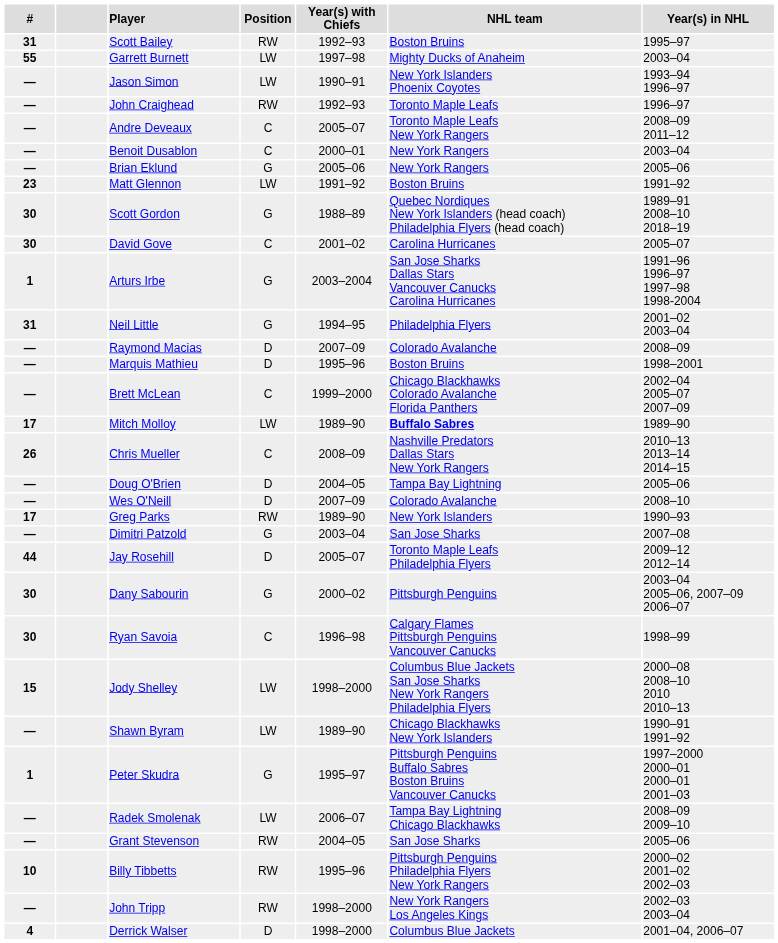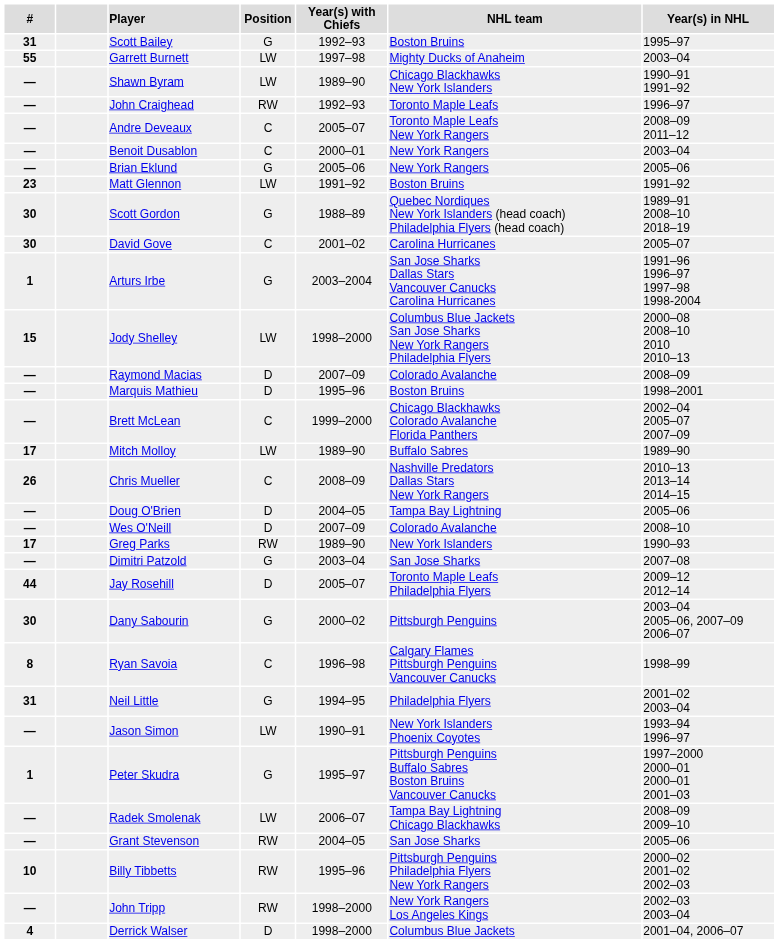(268, 42) RW -> (268, 42) G
rows swapped: (146, 731) <-> (144, 81)
rows swapped: (134, 324) <-> (143, 687)
(432, 424) bold -> (429, 451) normal
(30, 637) 30 -> (30, 664) 8
